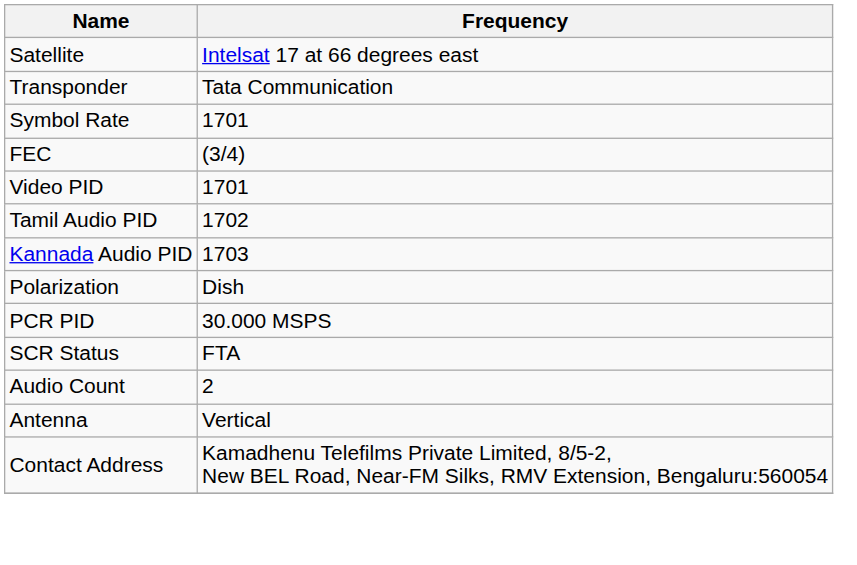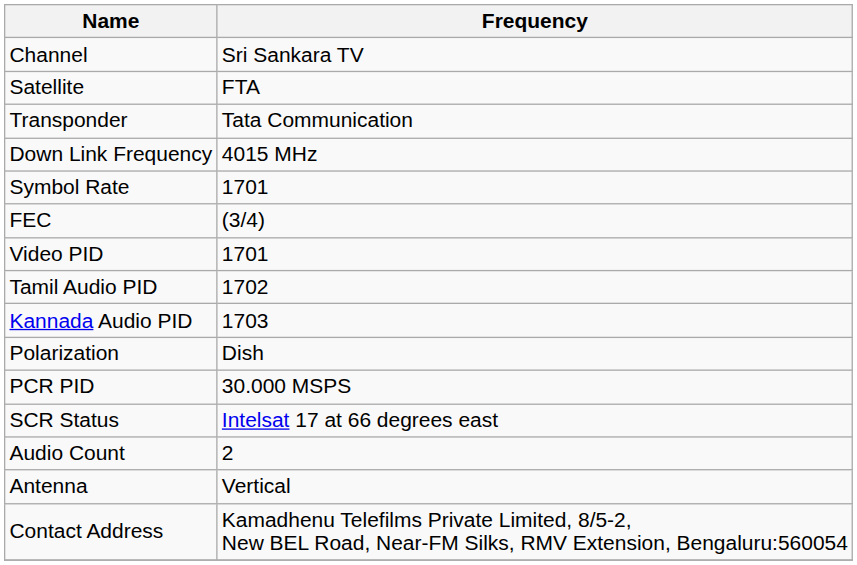+ row: (49, 54)
(340, 54) Intelsat 17 at 66 degrees east -> (241, 87) FTA
+ row: (111, 154)
(221, 353) FTA -> (360, 420) Intelsat 17 at 66 degrees east
